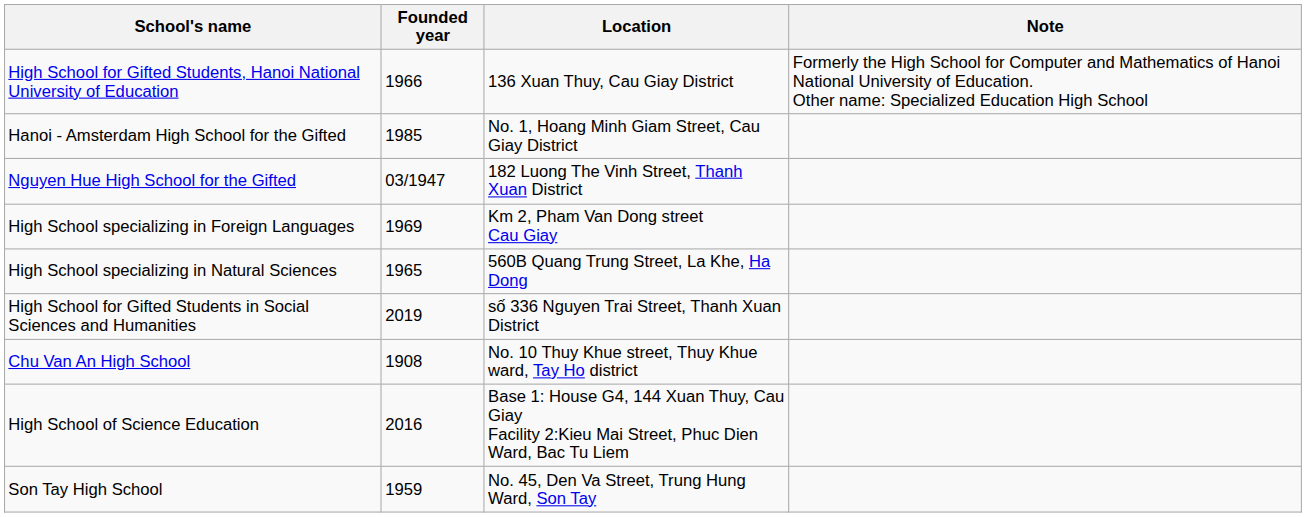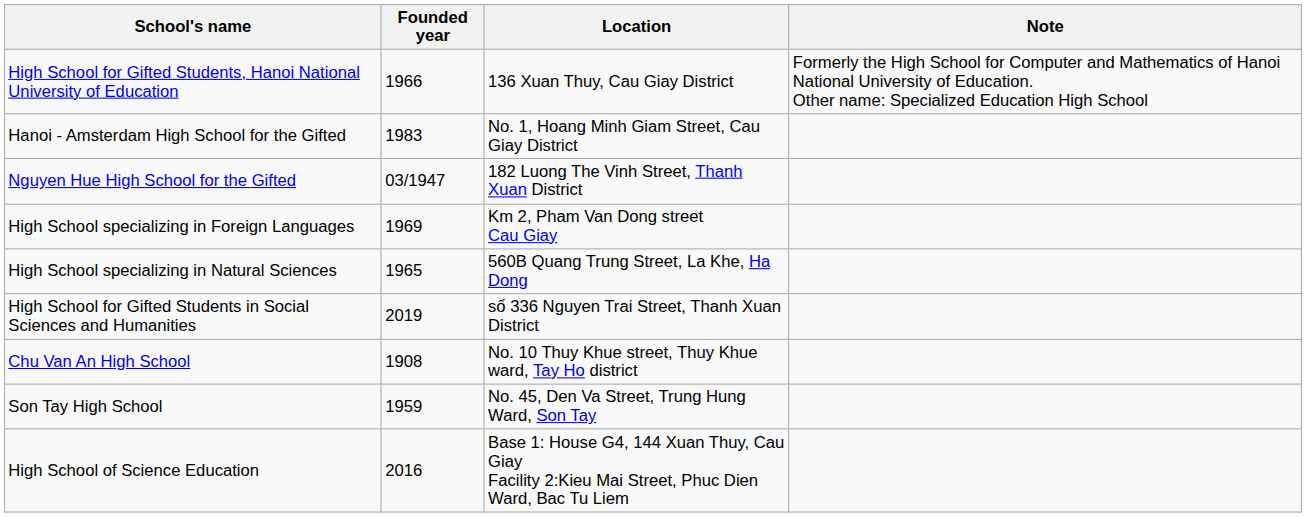(404, 135) 1985 -> (404, 135) 1983
rows swapped: (85, 489) <-> (134, 425)
